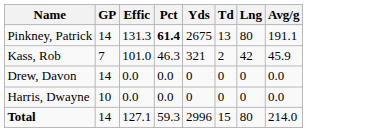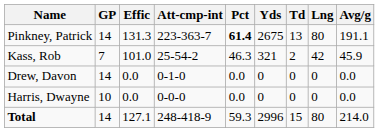+ column: (190, 14)
